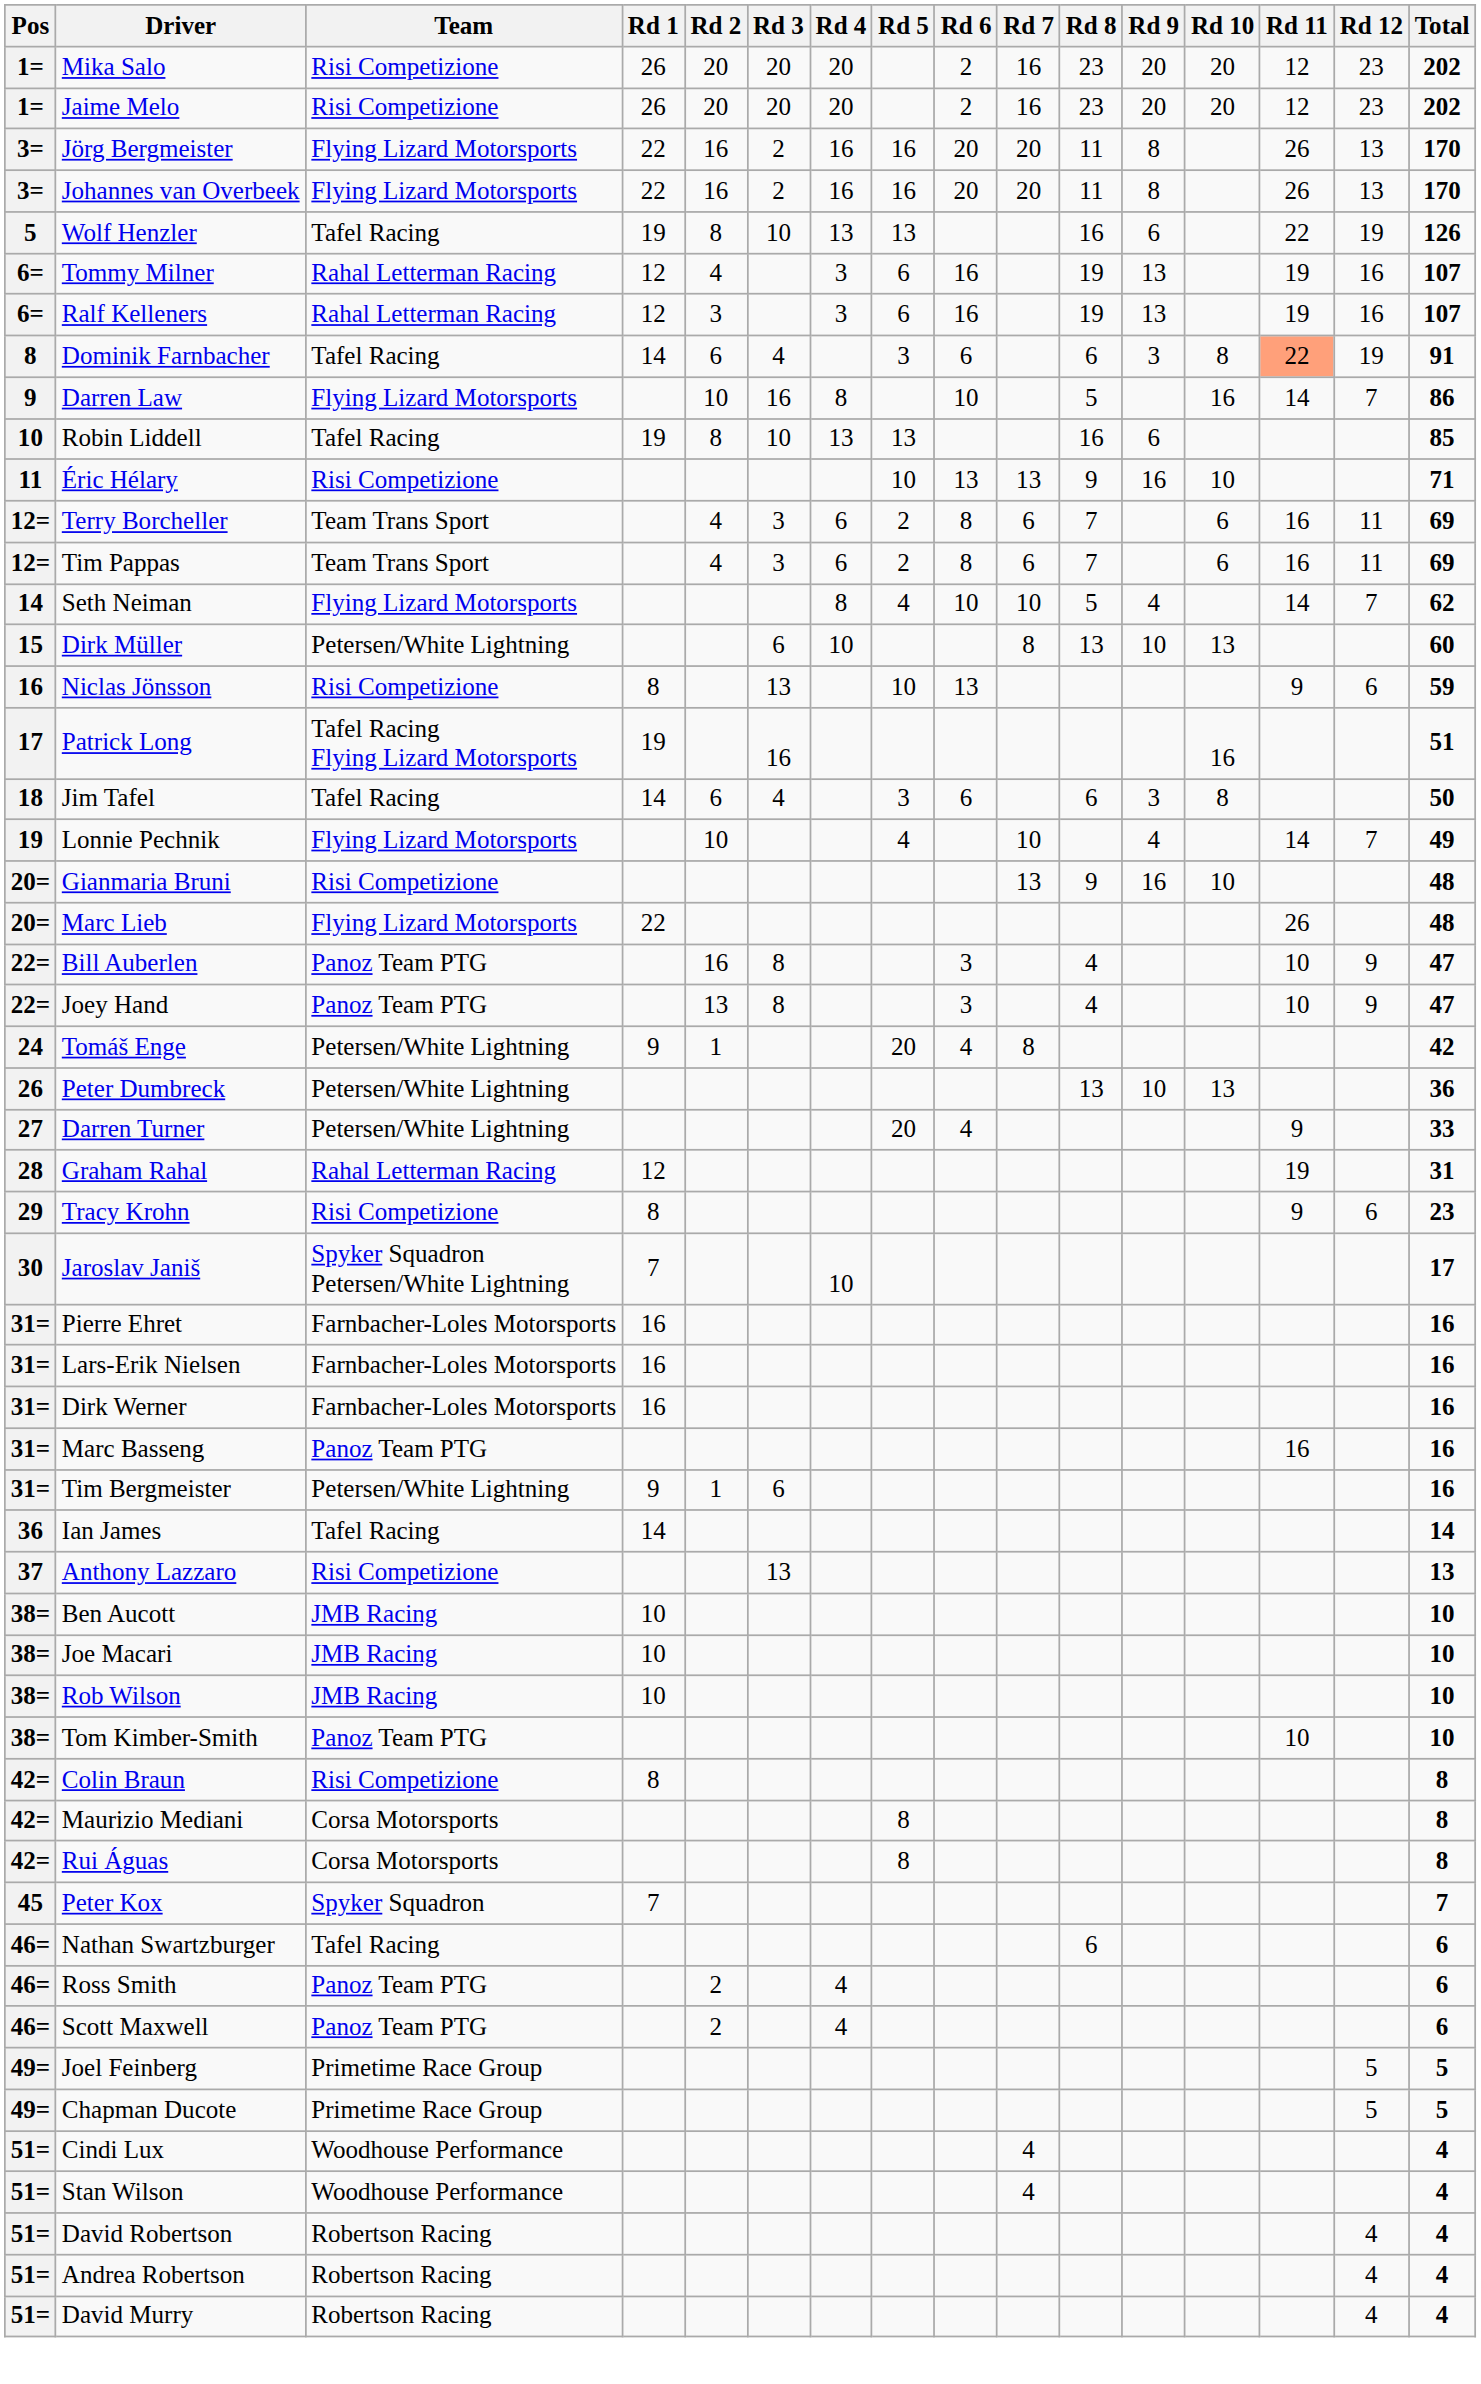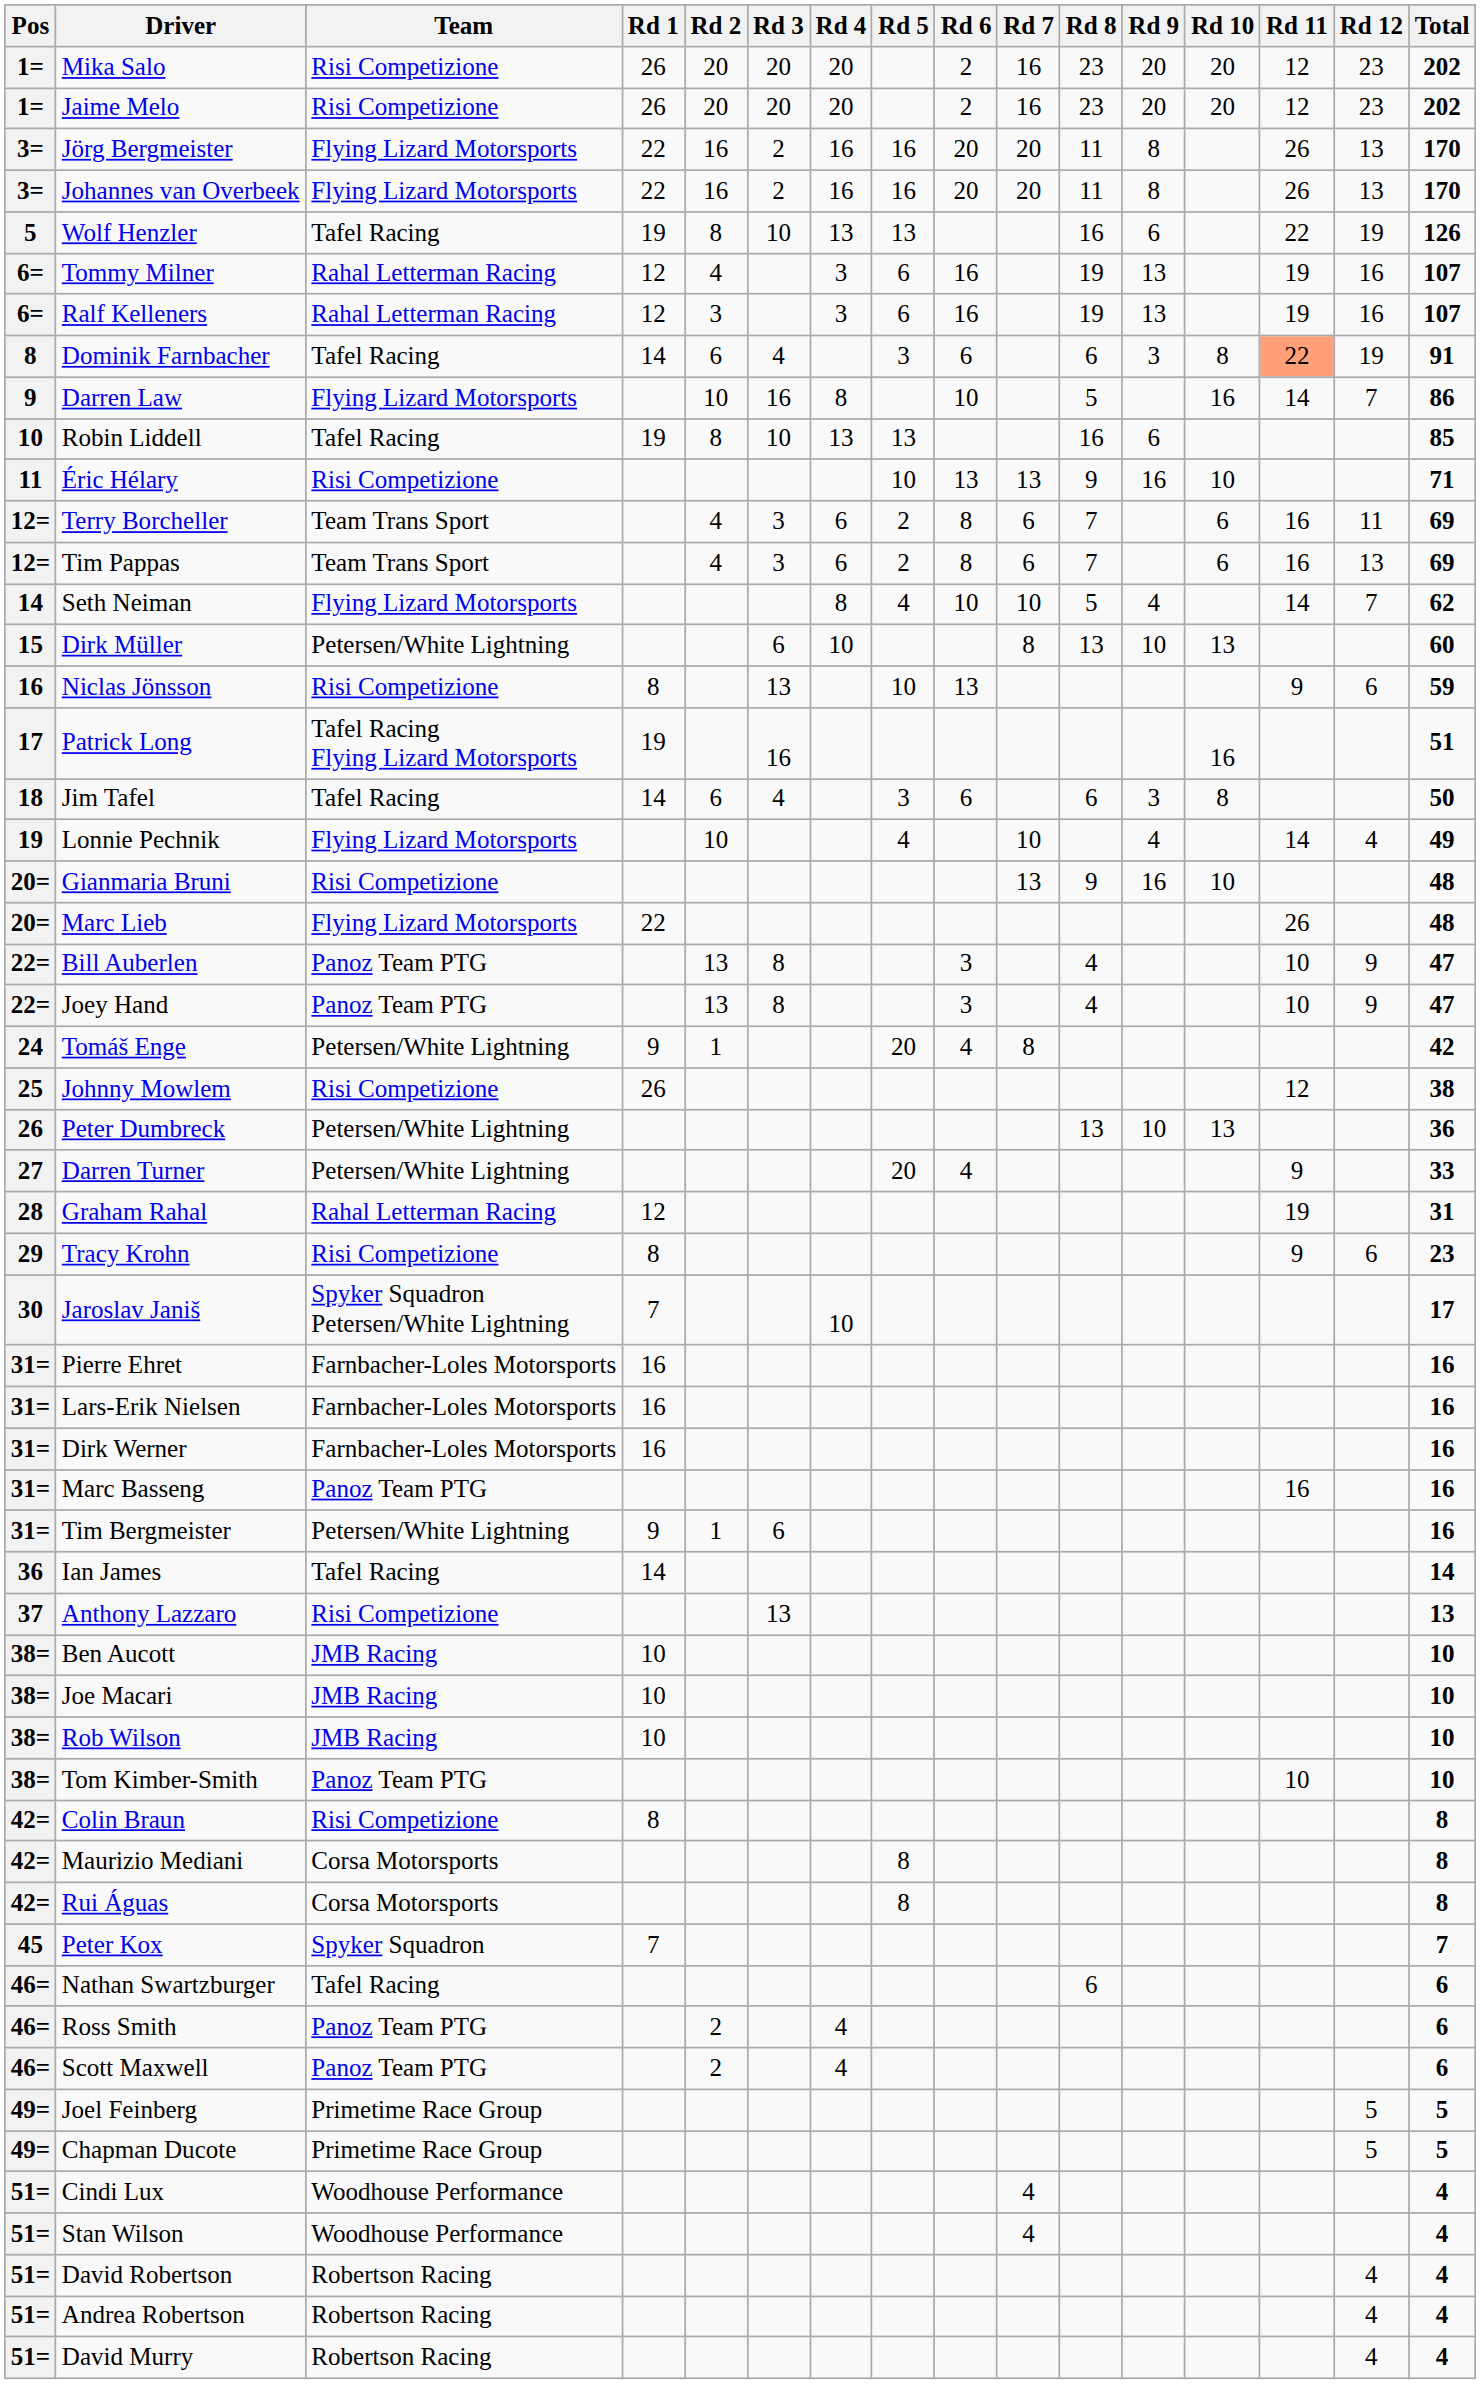(1371, 562) 11 -> (1371, 562) 13
(1371, 840) 7 -> (1371, 840) 4
(716, 964) 16 -> (716, 964) 13
+ row: (146, 1088)
